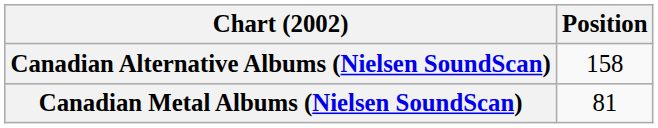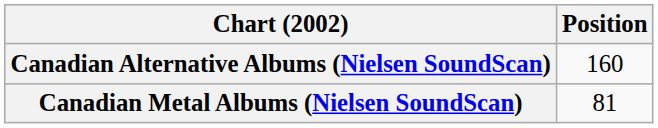(605, 63) 158 -> (605, 63) 160
